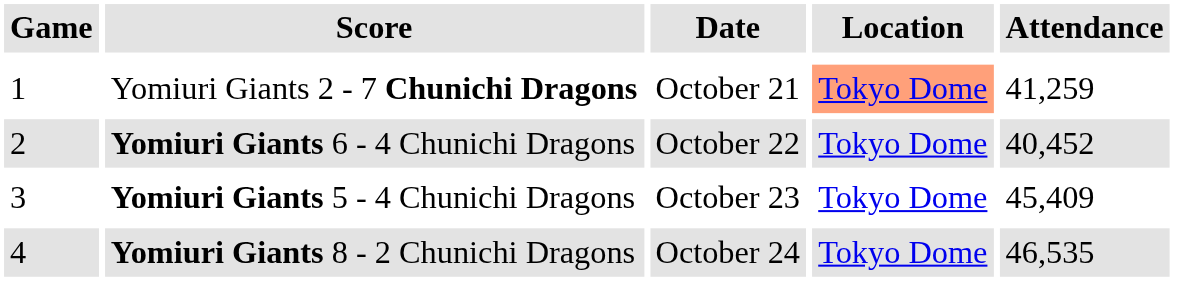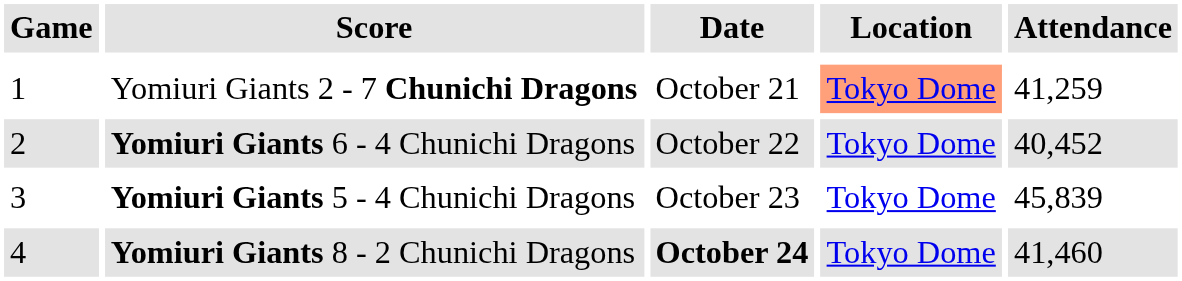(1050, 197) 45,409 -> (1058, 197) 45,839
(728, 252) normal -> (732, 252) bold
(1050, 252) 46,535 -> (1058, 252) 41,460
